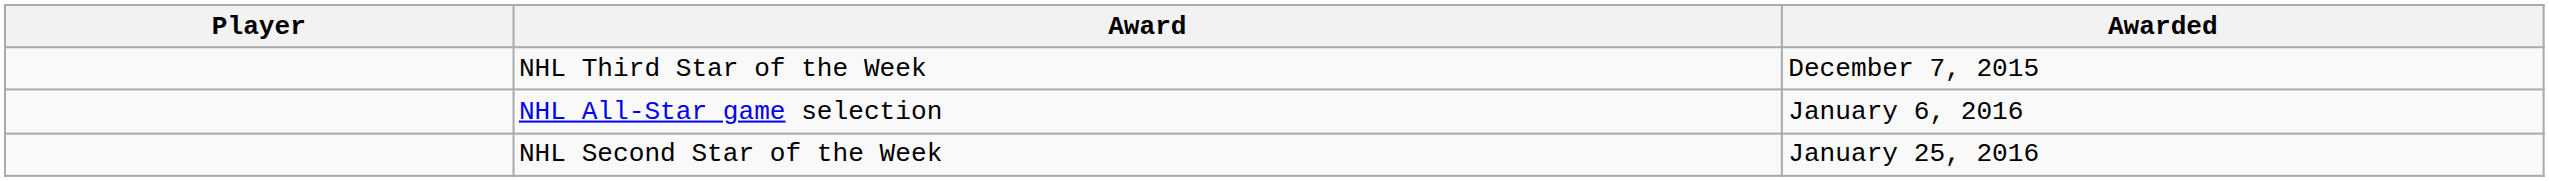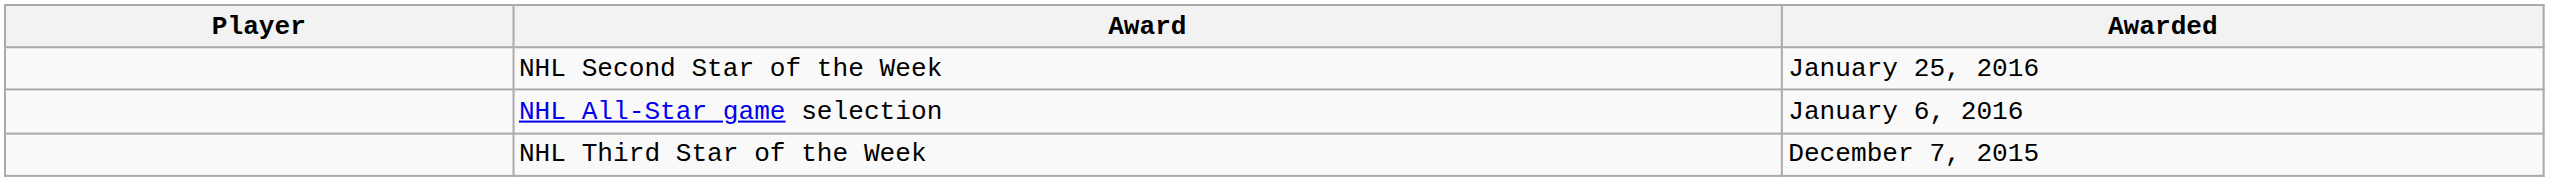rows swapped: (723, 69) <-> (731, 154)
